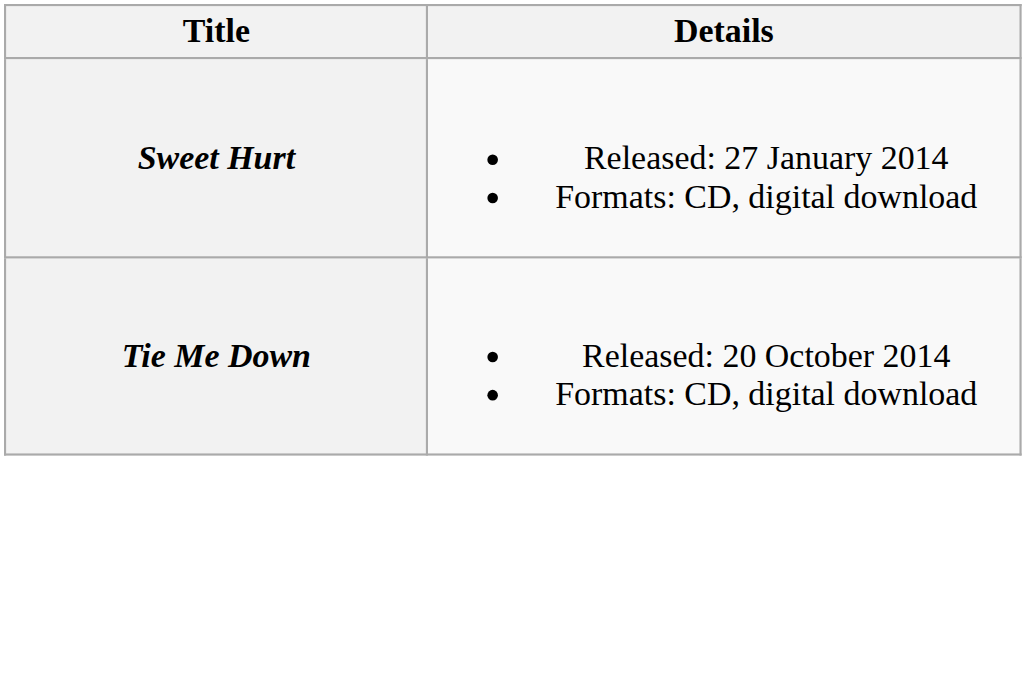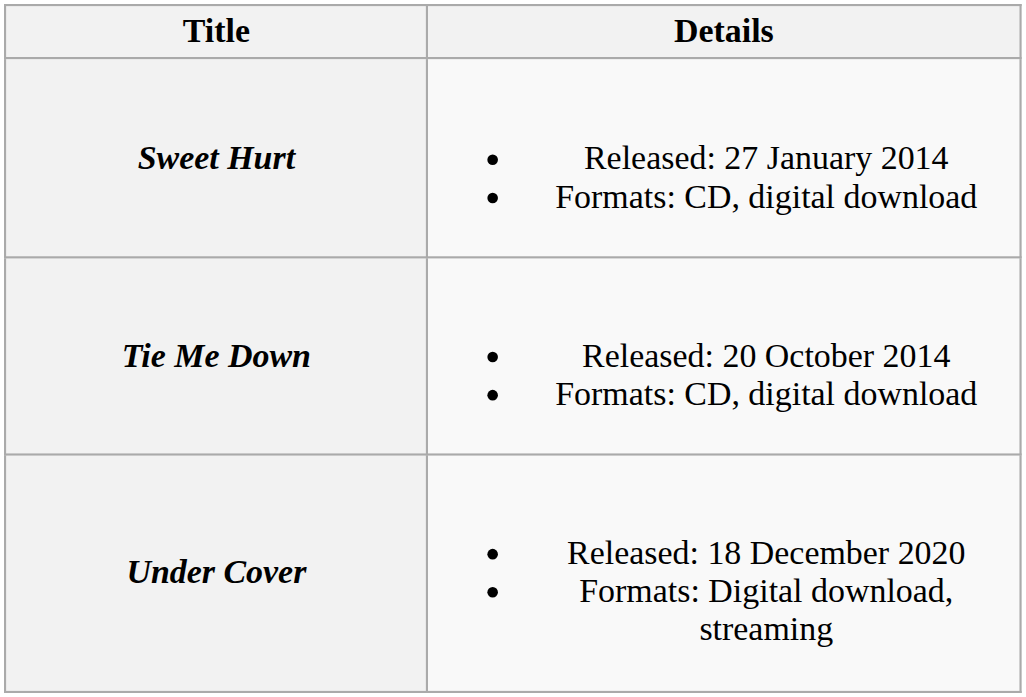+ row: (216, 572)
